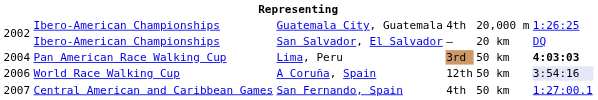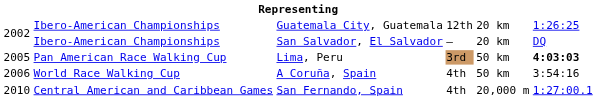(456, 25) 4th -> (459, 25) 12th
(503, 25) 20,000 m -> (493, 25) 20 km
(17, 57) 2004 -> (17, 57) 2005
(459, 74) 12th -> (456, 74) 4th
(556, 74) lavender background -> (556, 74) no background
(17, 90) 2007 -> (17, 90) 2010
(493, 90) 50 km -> (503, 90) 20,000 m
